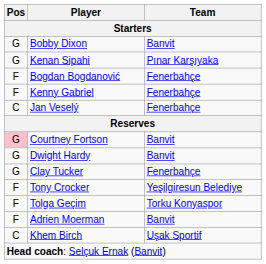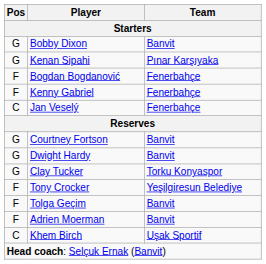(16, 140) pink background -> (16, 140) no background
(174, 172) Fenerbahçe -> (184, 172) Torku Konyaspor
(184, 204) Torku Konyaspor -> (161, 204) Banvit
